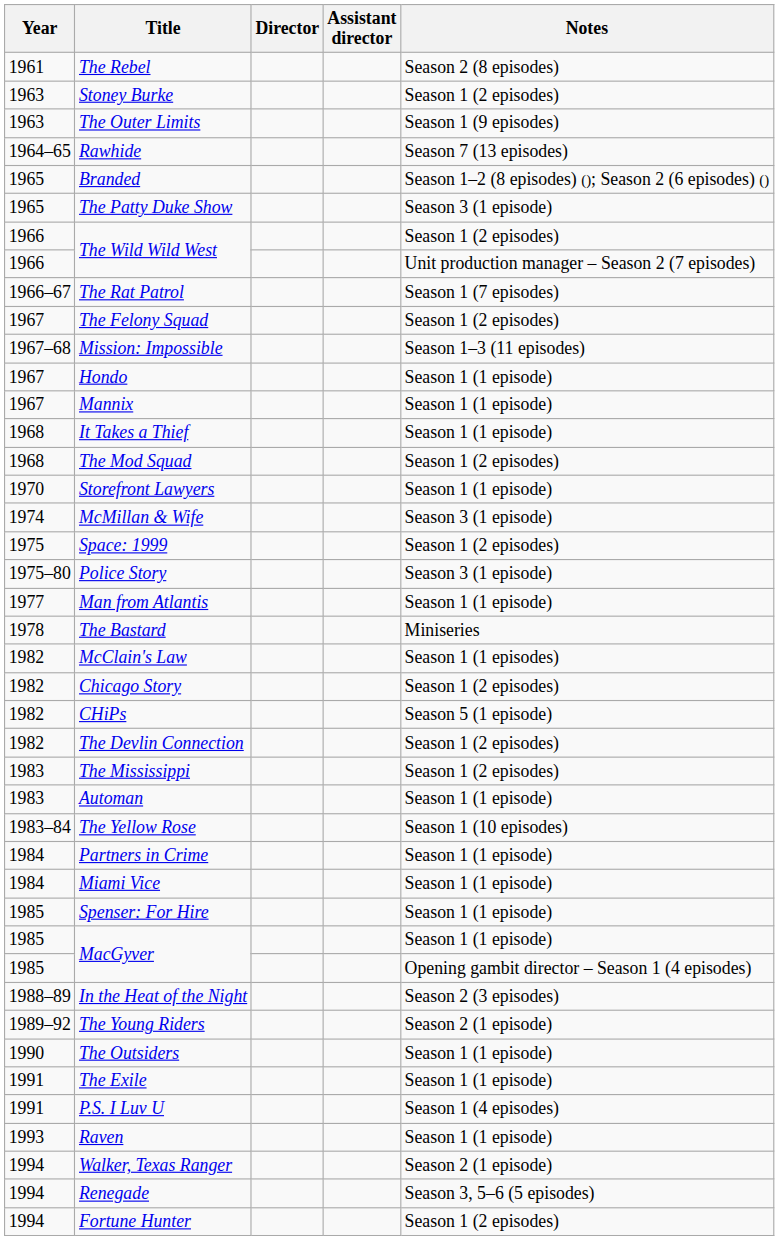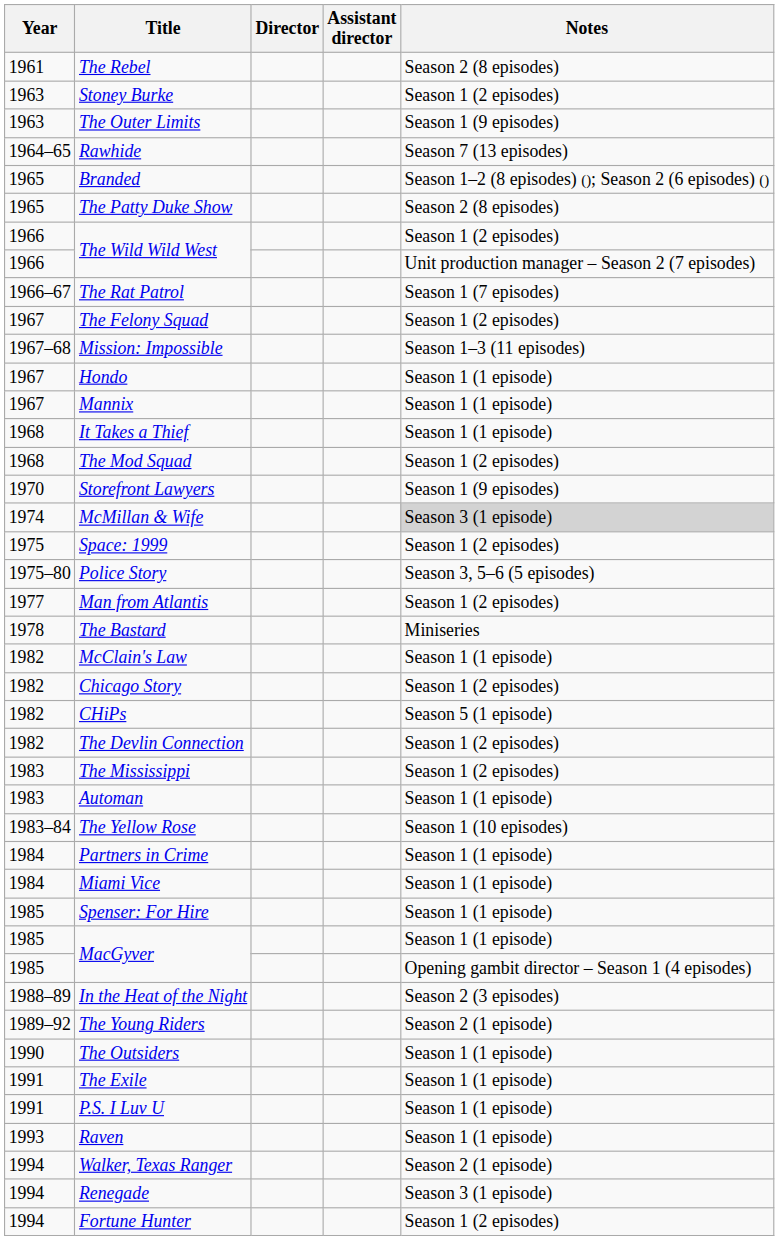(478, 207) Season 3 (1 episode) -> (482, 207) Season 2 (8 episodes)
(478, 489) Season 1 (1 episode) -> (482, 489) Season 1 (9 episodes)
(478, 517) no background -> (478, 517) lightgrey background
(478, 573) Season 3 (1 episode) -> (500, 573) Season 3, 5–6 (5 episodes)
(478, 601) Season 1 (1 episode) -> (482, 601) Season 1 (2 episodes)
(482, 658) Season 1 (1 episodes) -> (478, 658) Season 1 (1 episode)
(482, 1108) Season 1 (4 episodes) -> (478, 1108) Season 1 (1 episode)
(500, 1193) Season 3, 5–6 (5 episodes) -> (478, 1193) Season 3 (1 episode)
